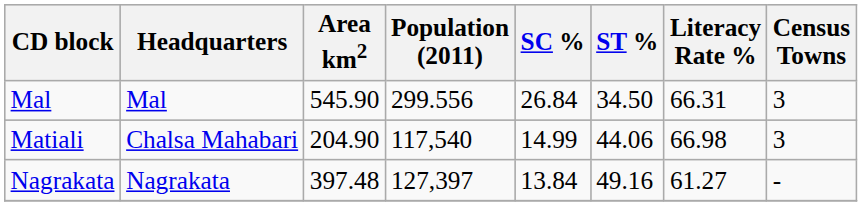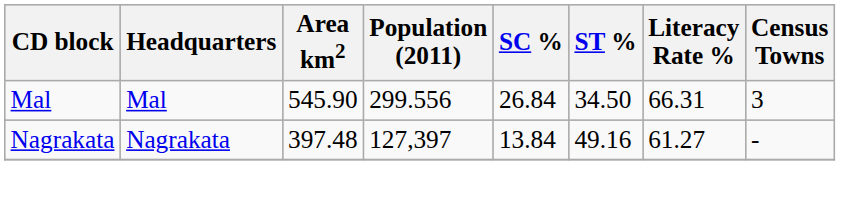- row: (47, 140)
